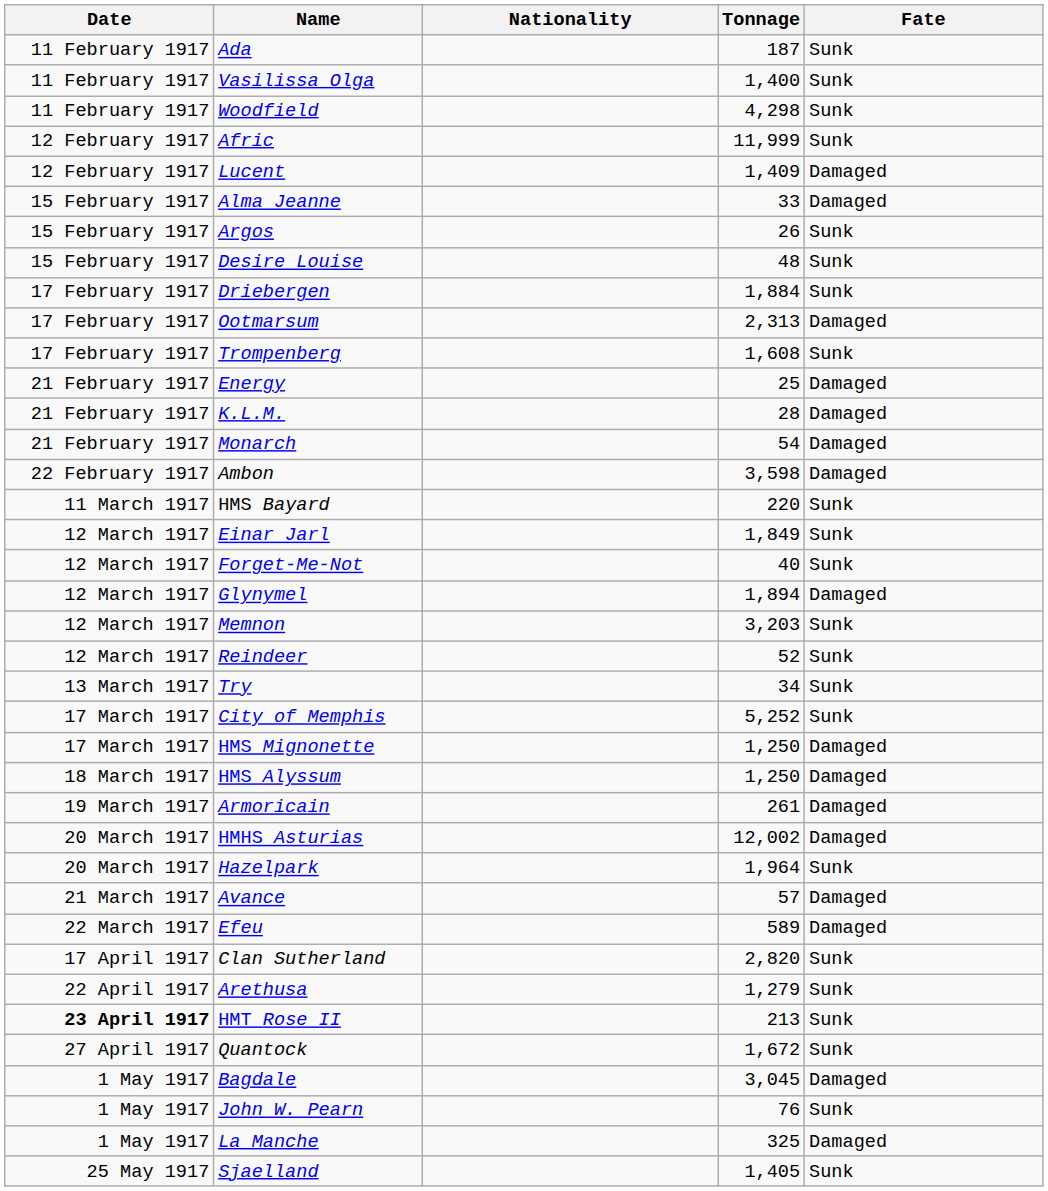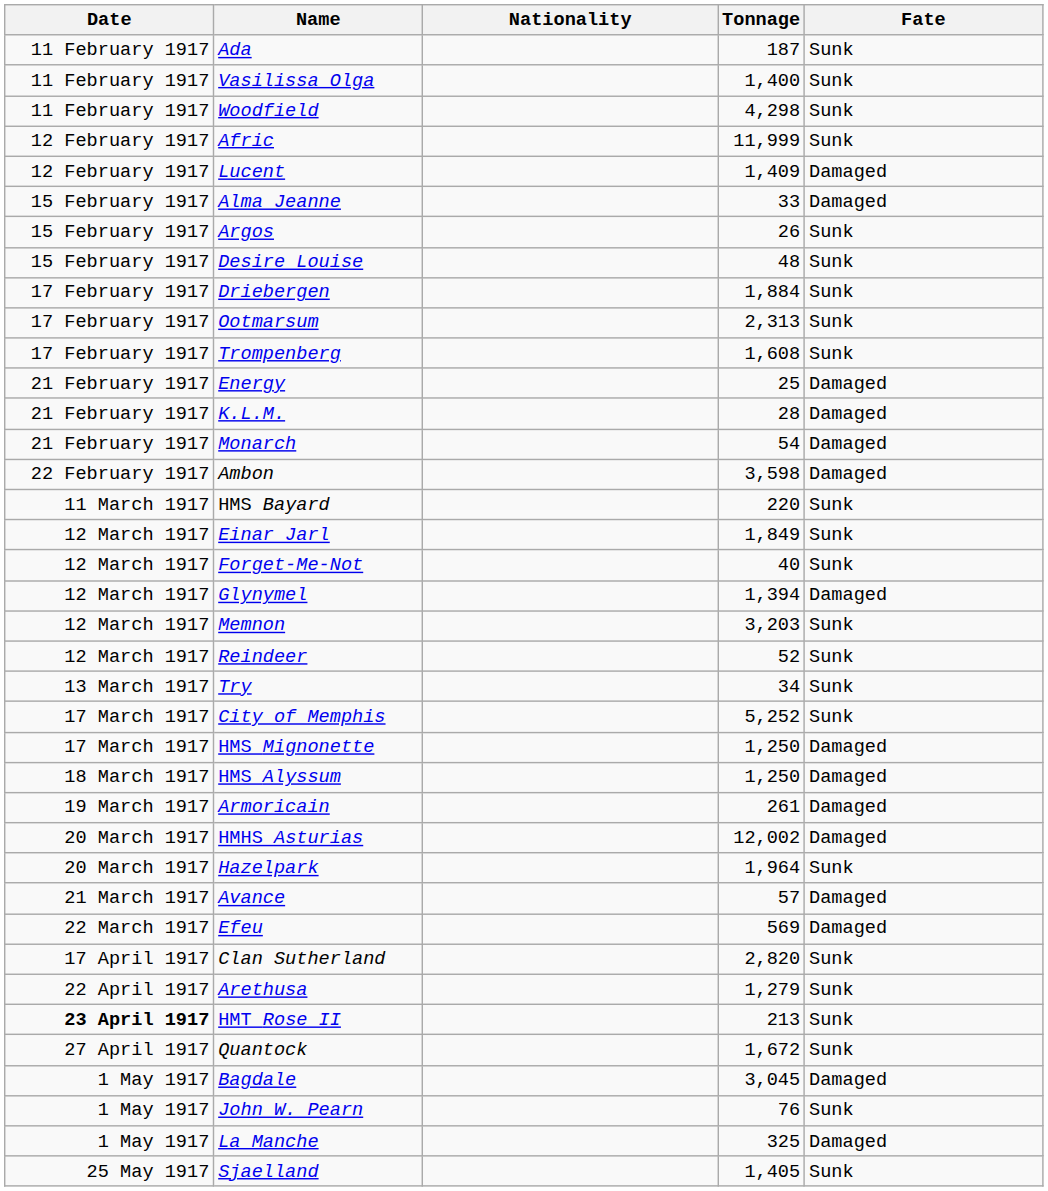(848, 323) Damaged -> (831, 323) Sunk
(772, 596) 1,894 -> (772, 596) 1,394
(783, 929) 589 -> (783, 929) 569
